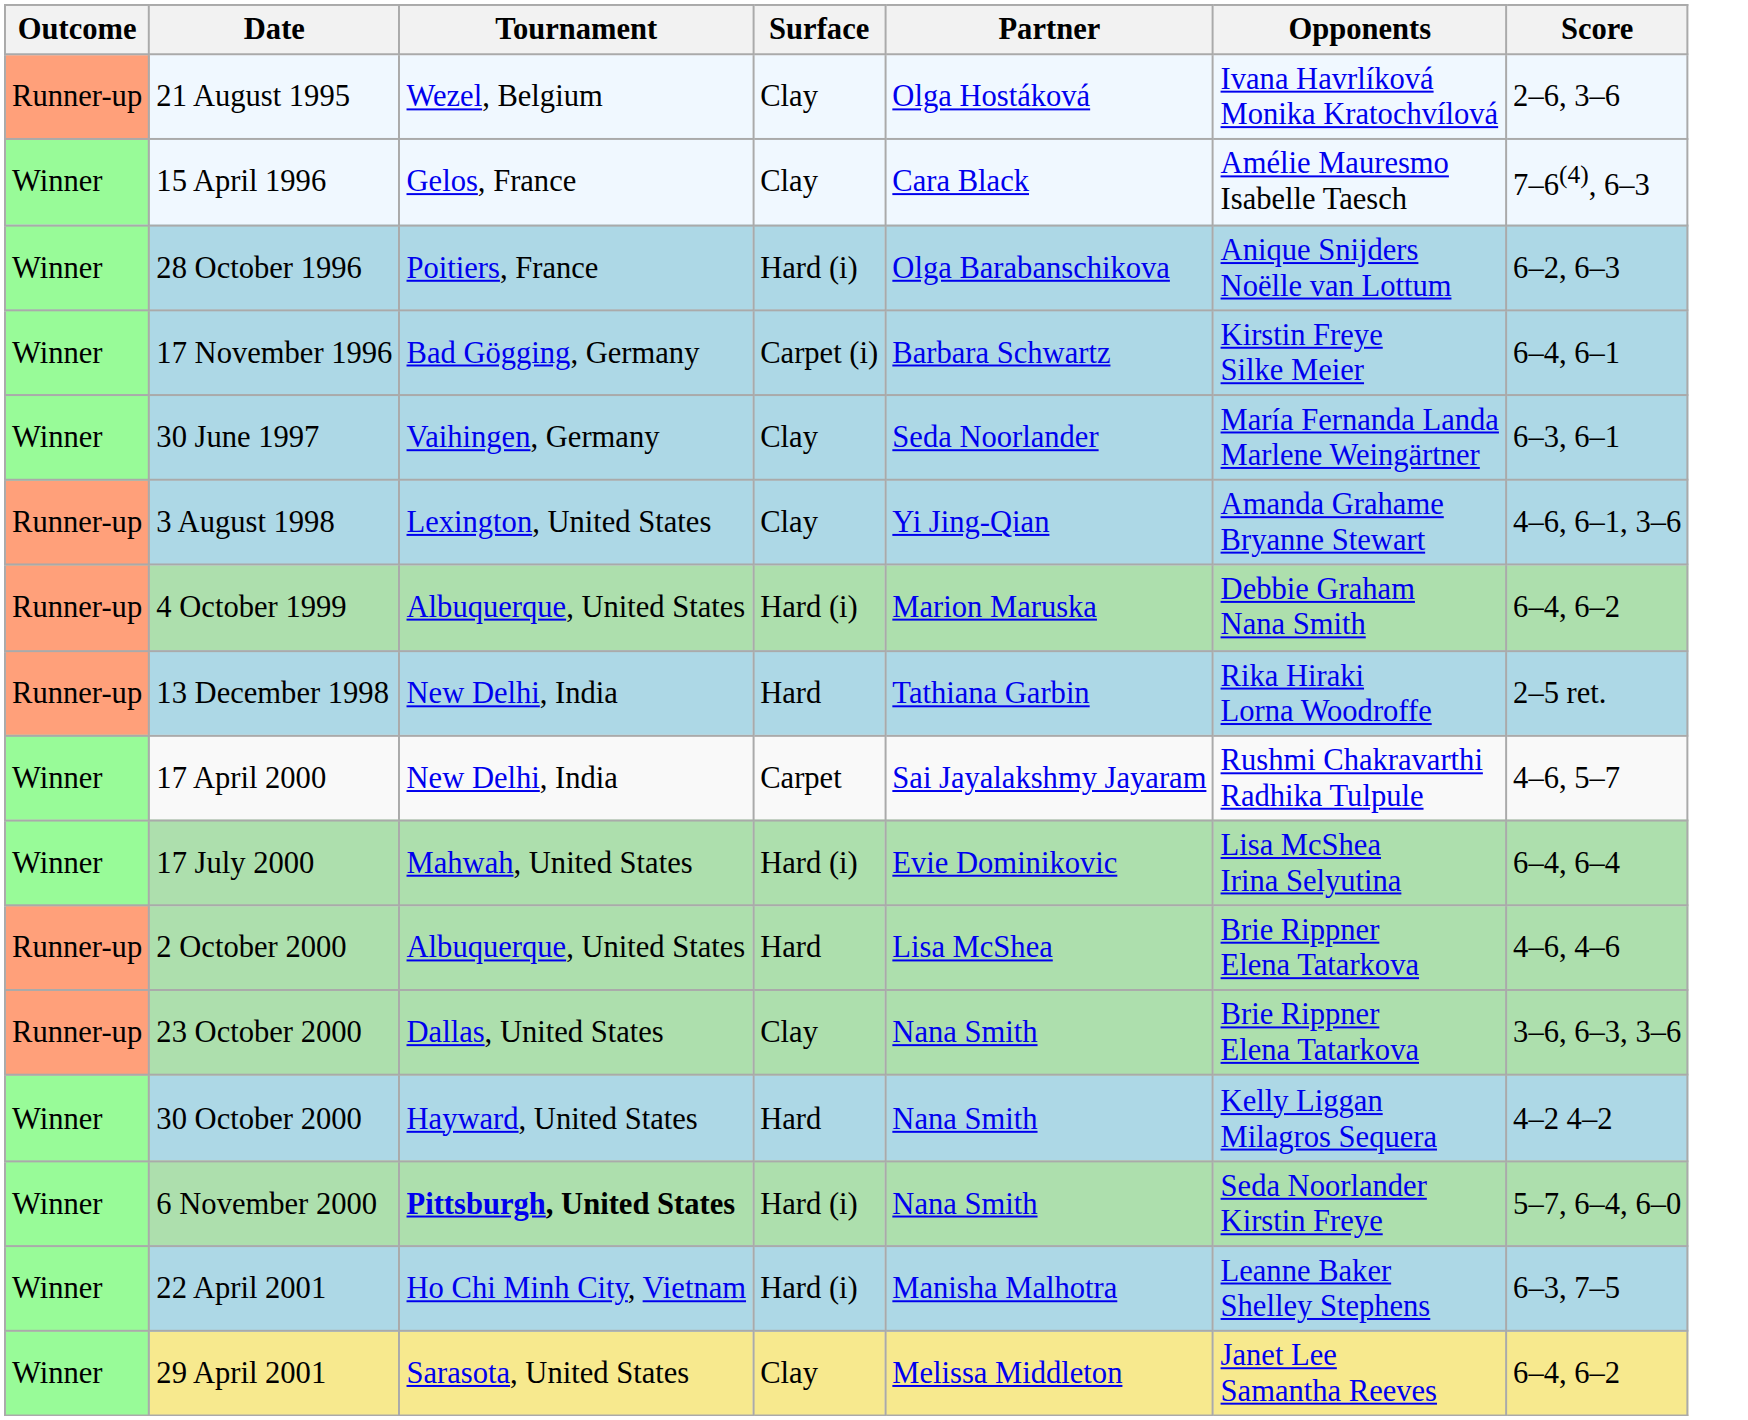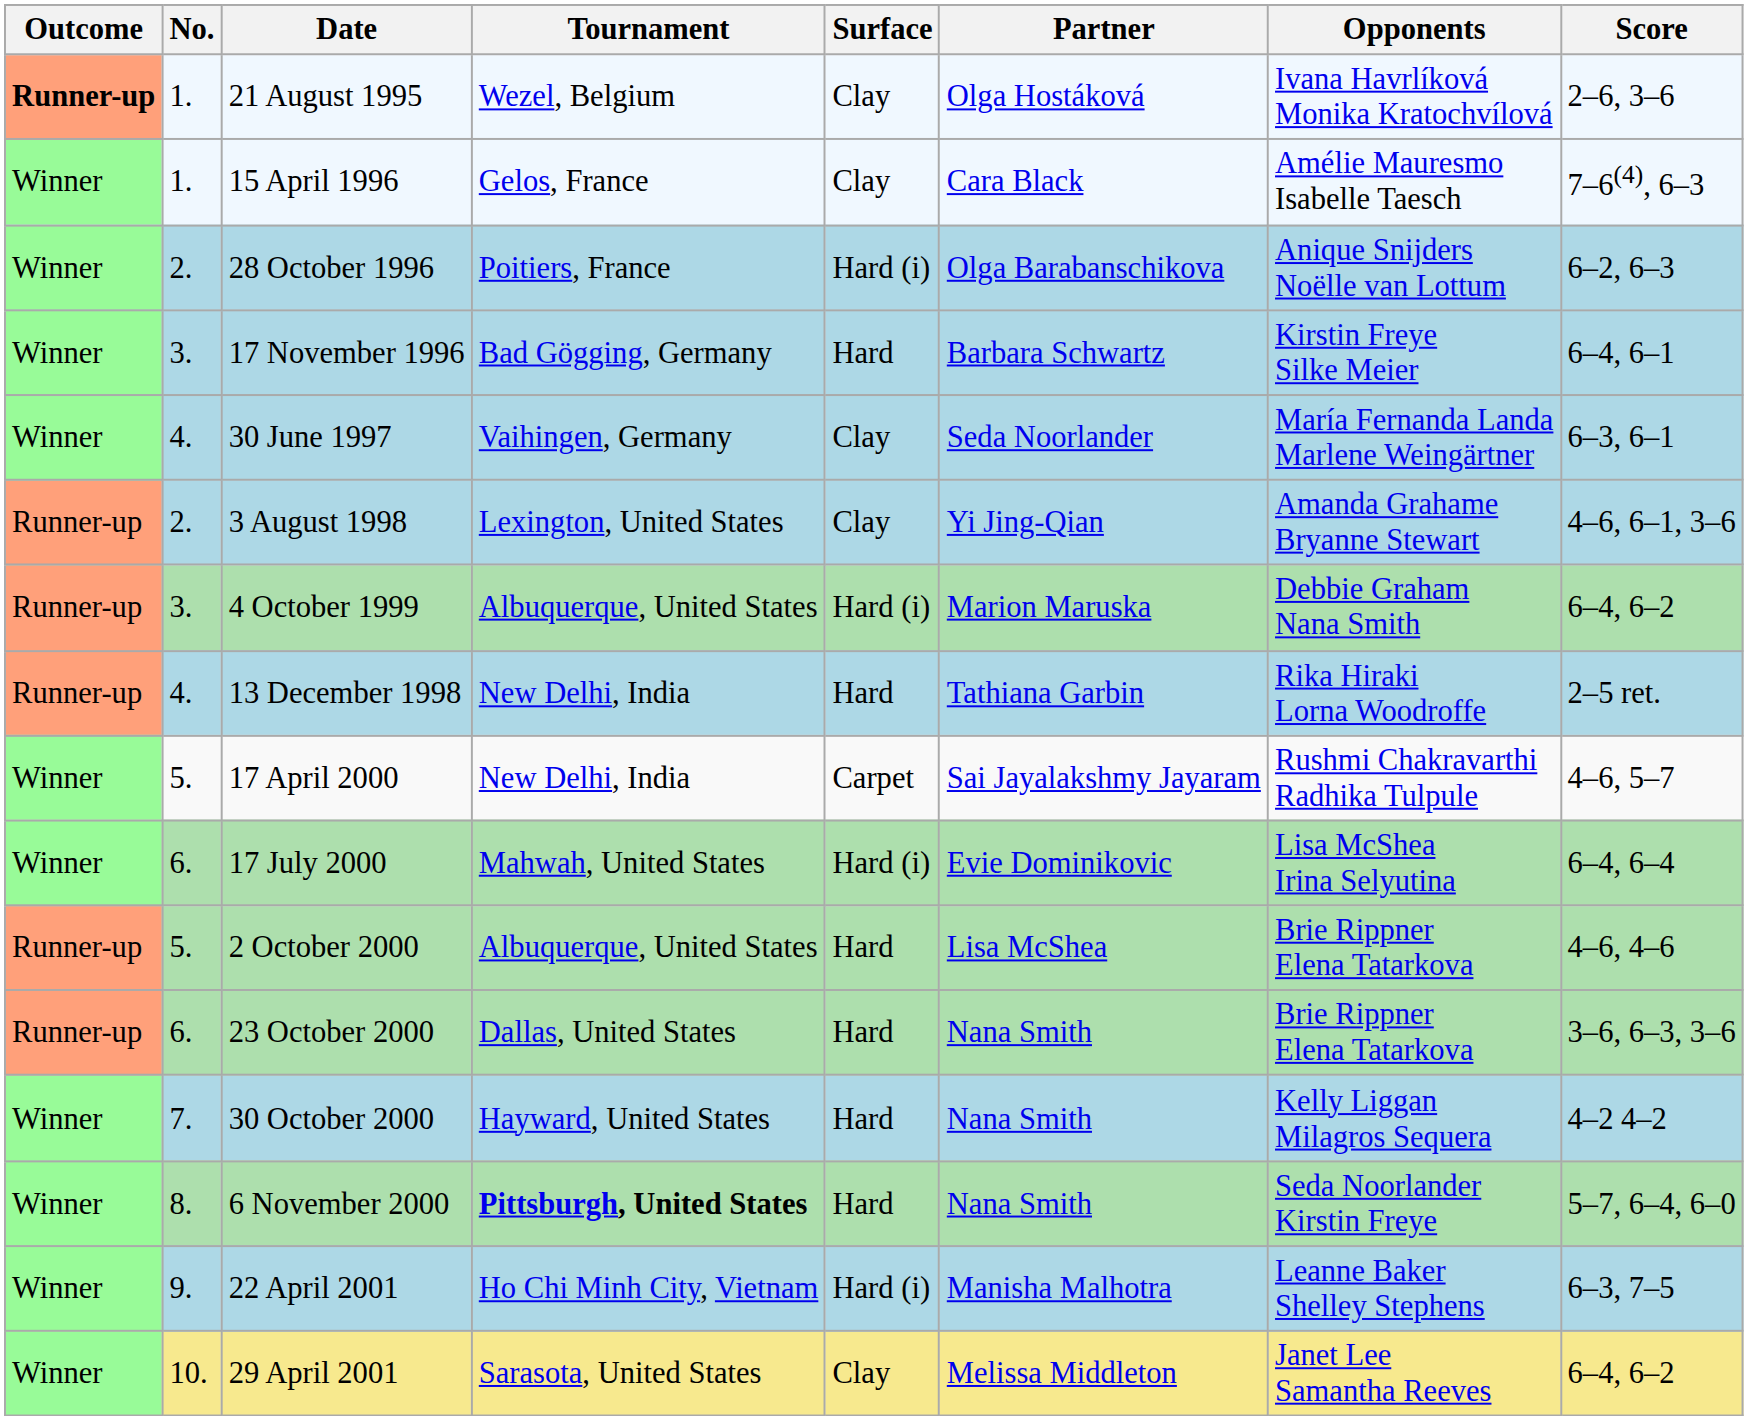+ column: (192, 28)
(77, 96) normal -> (84, 96) bold
(819, 351) Carpet (i) -> (863, 351) Hard
(789, 1032) Clay -> (863, 1032) Hard
(809, 1202) Hard (i) -> (863, 1202) Hard
